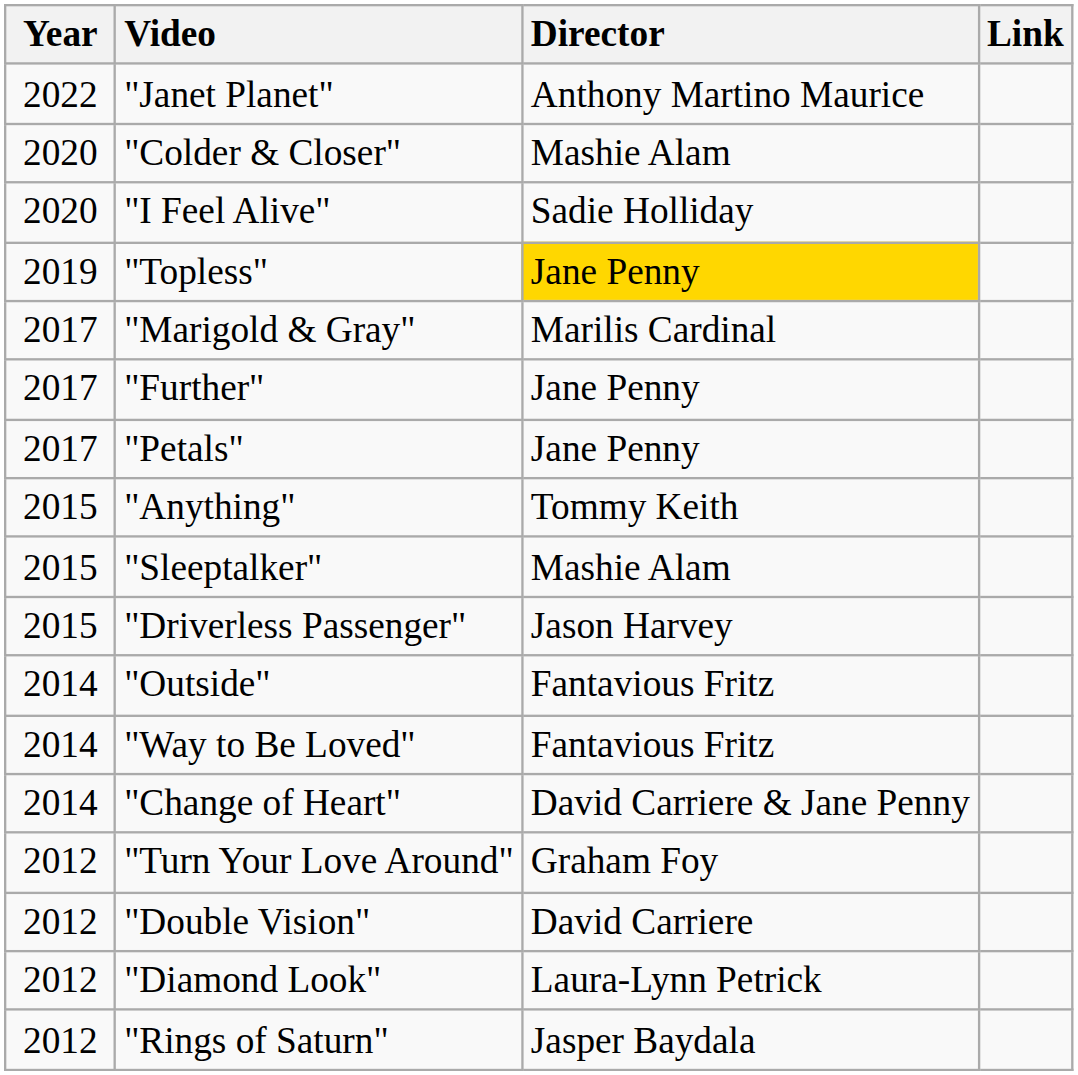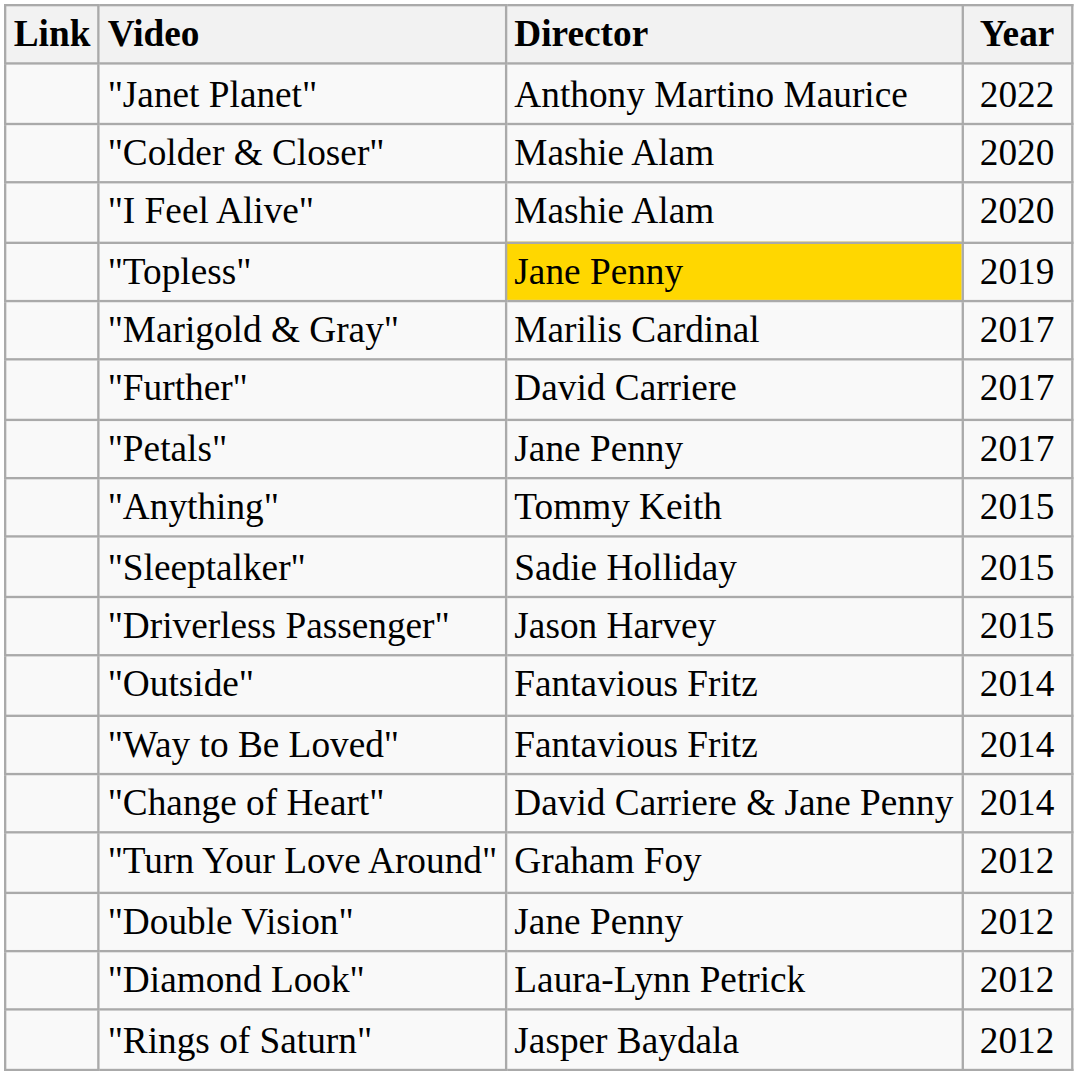columns swapped: (60, 34) <-> (1025, 34)
(642, 211) Sadie Holliday -> (614, 211) Mashie Alam
(615, 388) Jane Penny -> (626, 388) David Carriere
(631, 566) Mashie Alam -> (626, 566) Sadie Holliday
(642, 920) David Carriere -> (599, 920) Jane Penny
